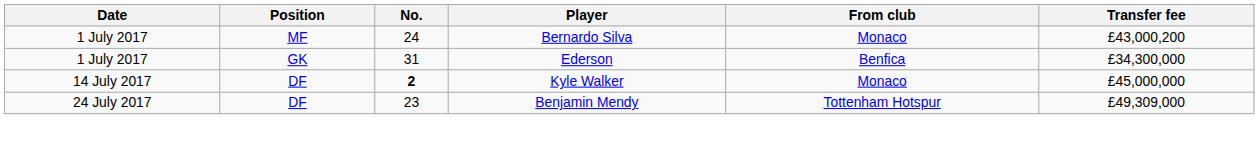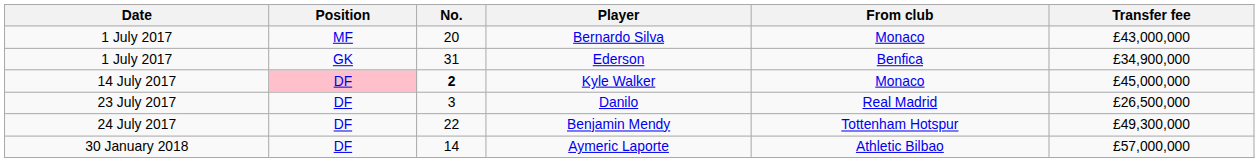(411, 37) 24 -> (451, 37) 20
(1146, 37) £43,000,200 -> (1151, 37) £43,000,000
(1146, 59) £34,300,000 -> (1151, 59) £34,900,000
(297, 81) no background -> (343, 81) pink background
+ row: (619, 103)
(411, 103) 23 -> (451, 124) 22
(1146, 103) £49,309,000 -> (1151, 124) £49,300,000
+ row: (619, 146)
